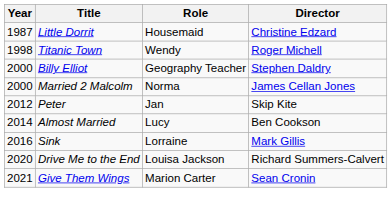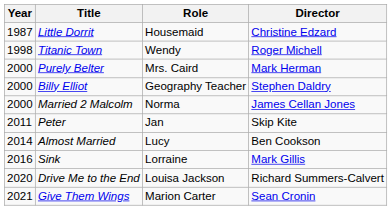+ row: (71, 68)
(20, 104) 2012 -> (19, 123) 2011
